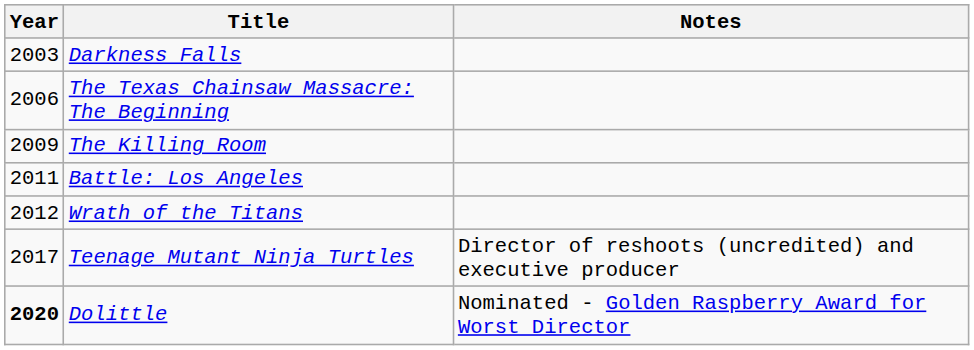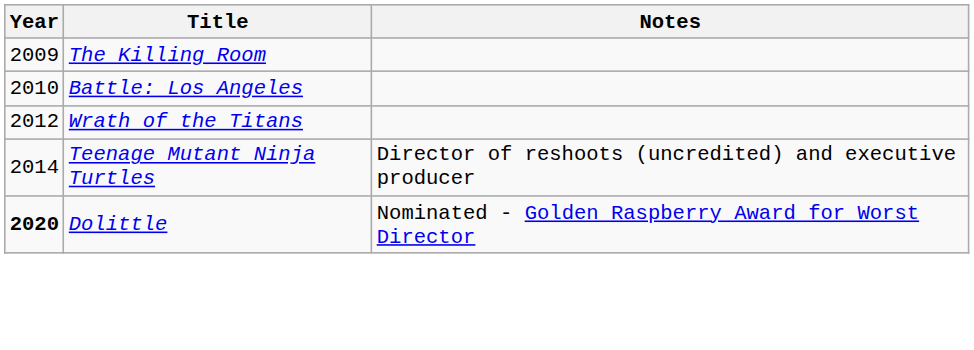- row: (155, 55)
- row: (241, 100)
(34, 179) 2011 -> (34, 88) 2010
(34, 258) 2017 -> (34, 167) 2014
